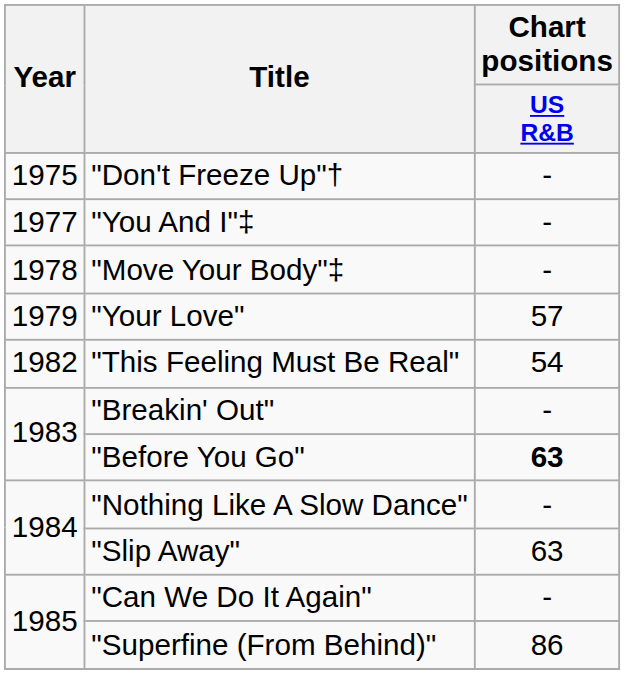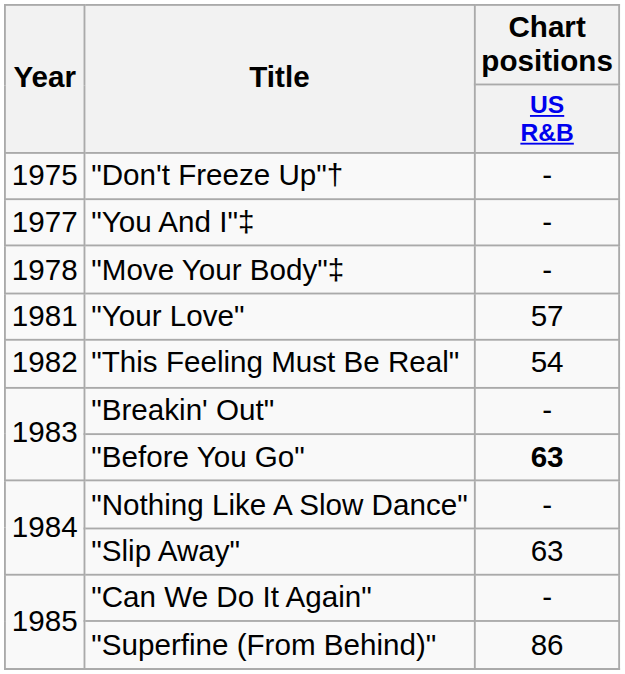(45, 316) 1979 -> (45, 316) 1981
